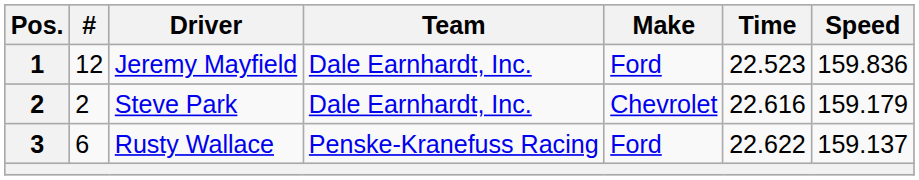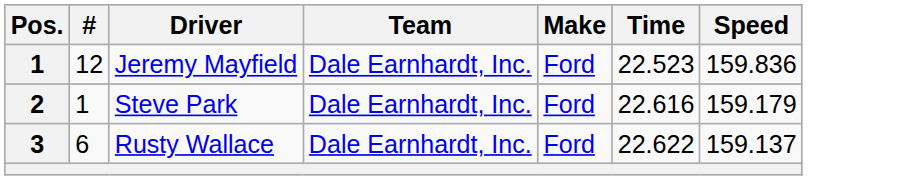(82, 104) 2 -> (82, 104) 1
(664, 104) Chevrolet -> (569, 104) Ford
(454, 144) Penske-Kranefuss Racing -> (420, 144) Dale Earnhardt, Inc.
